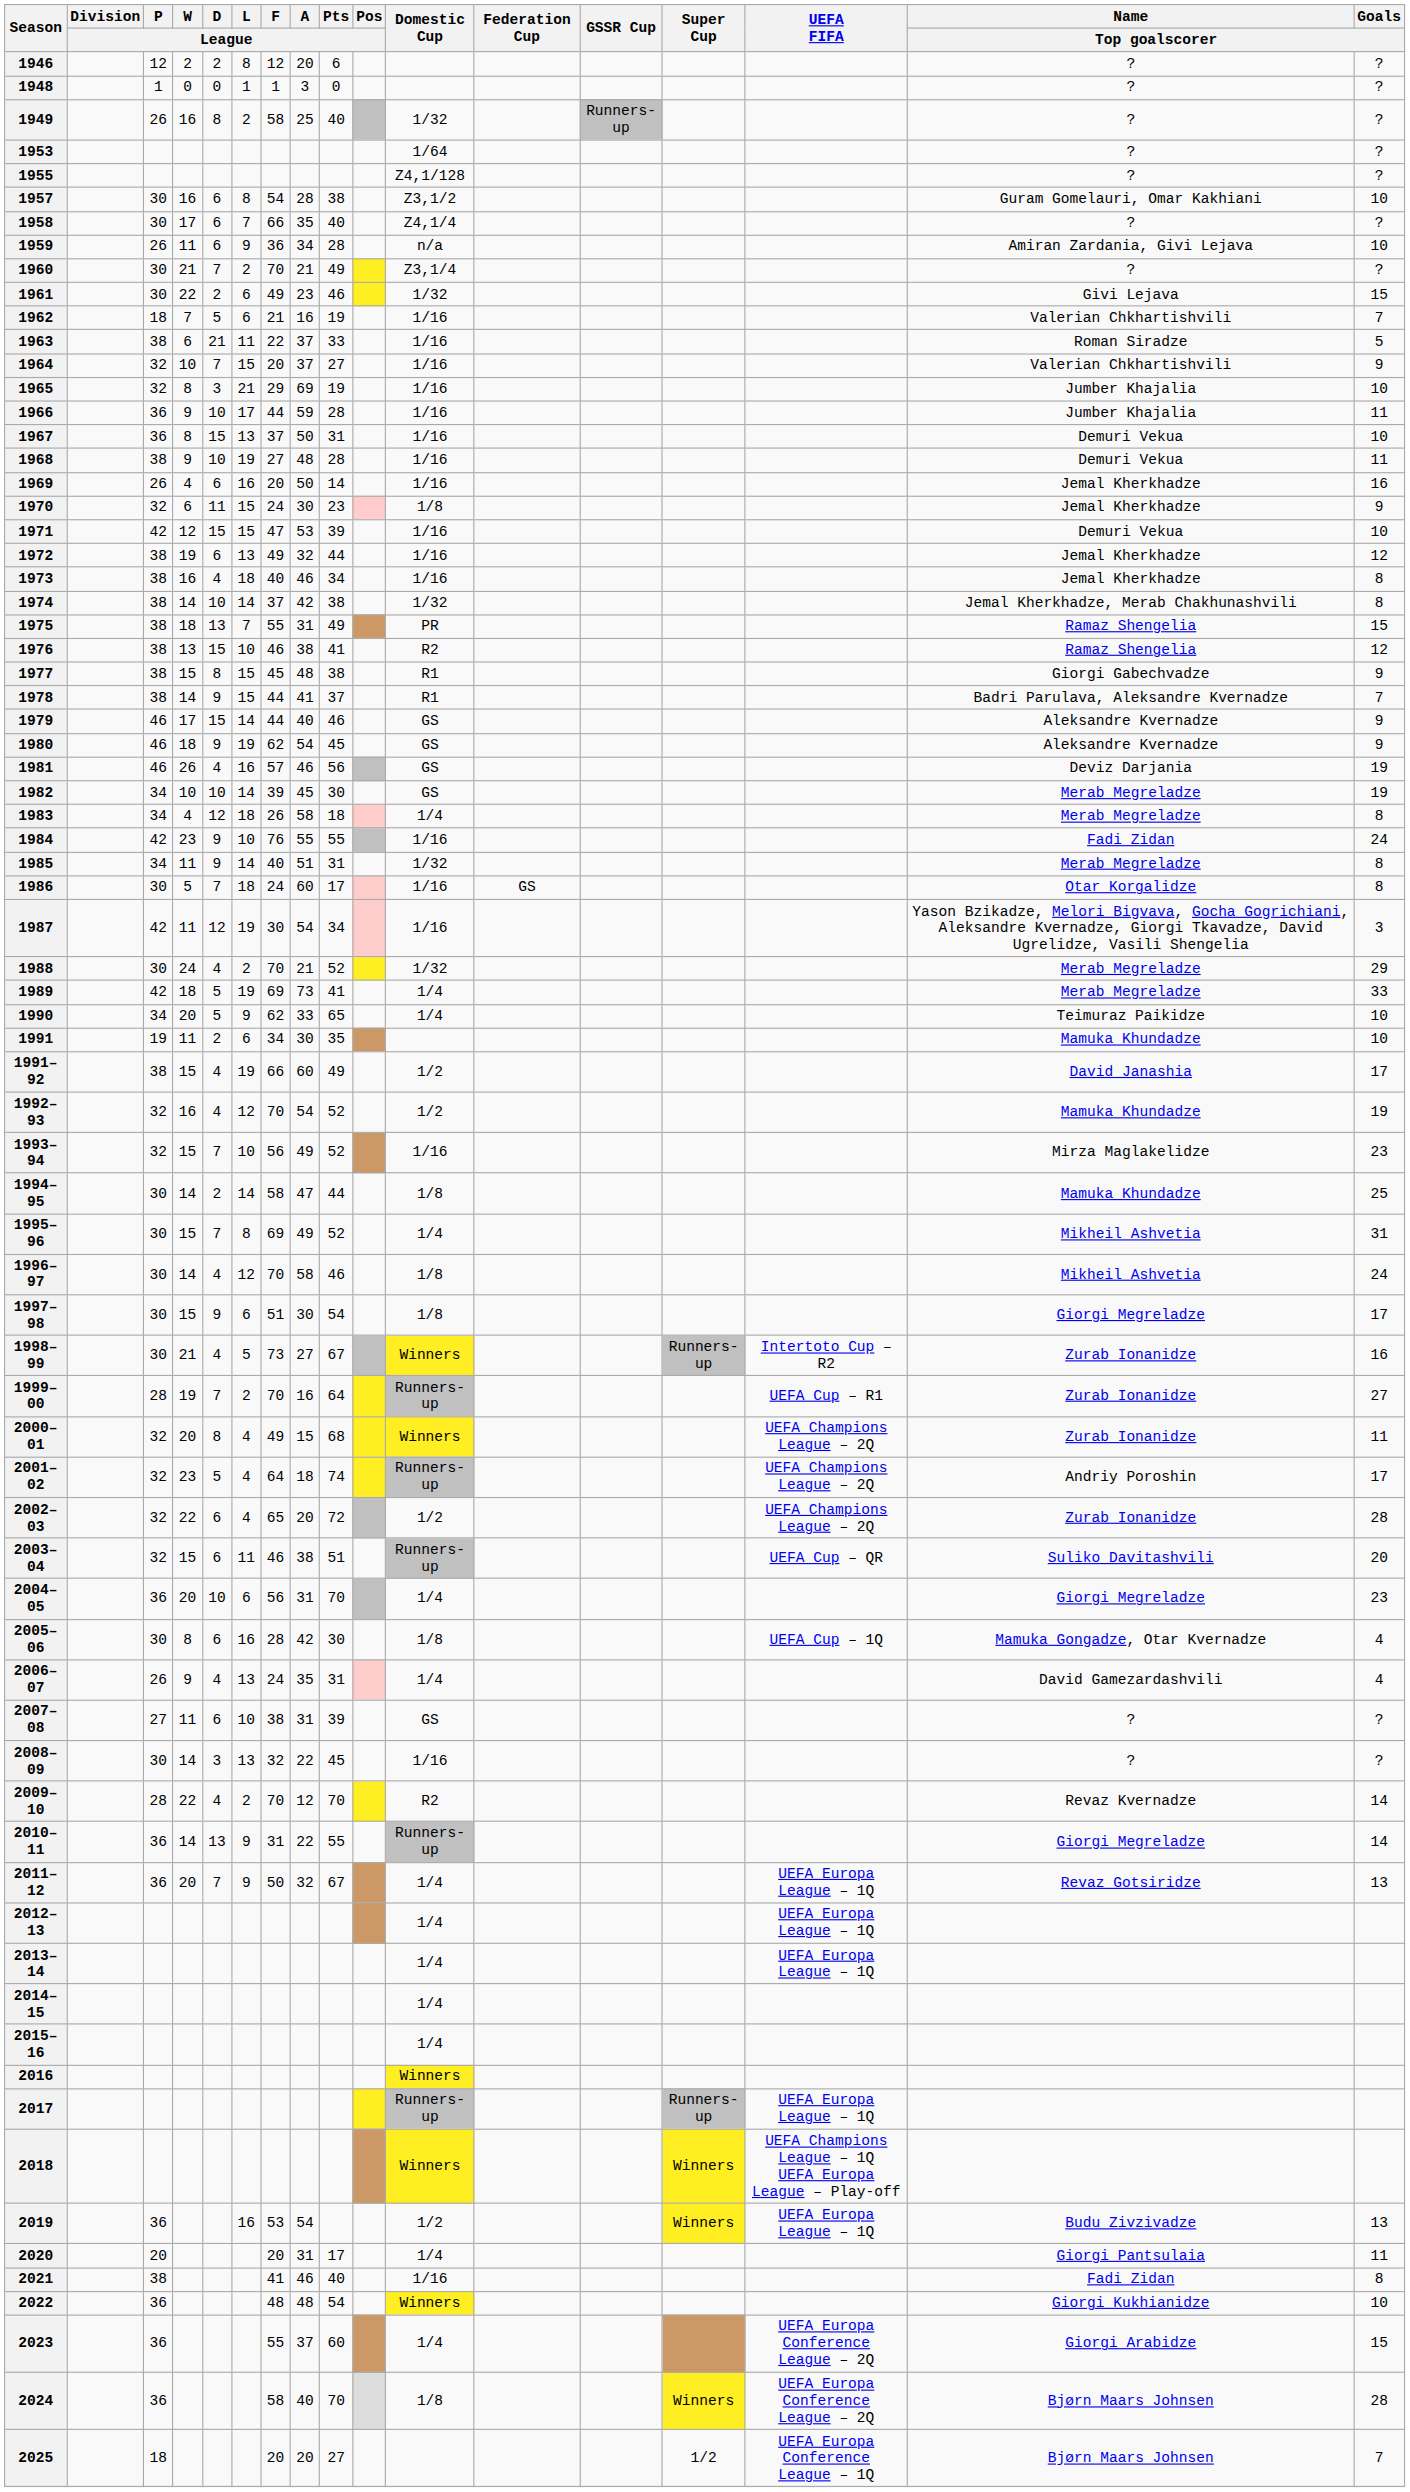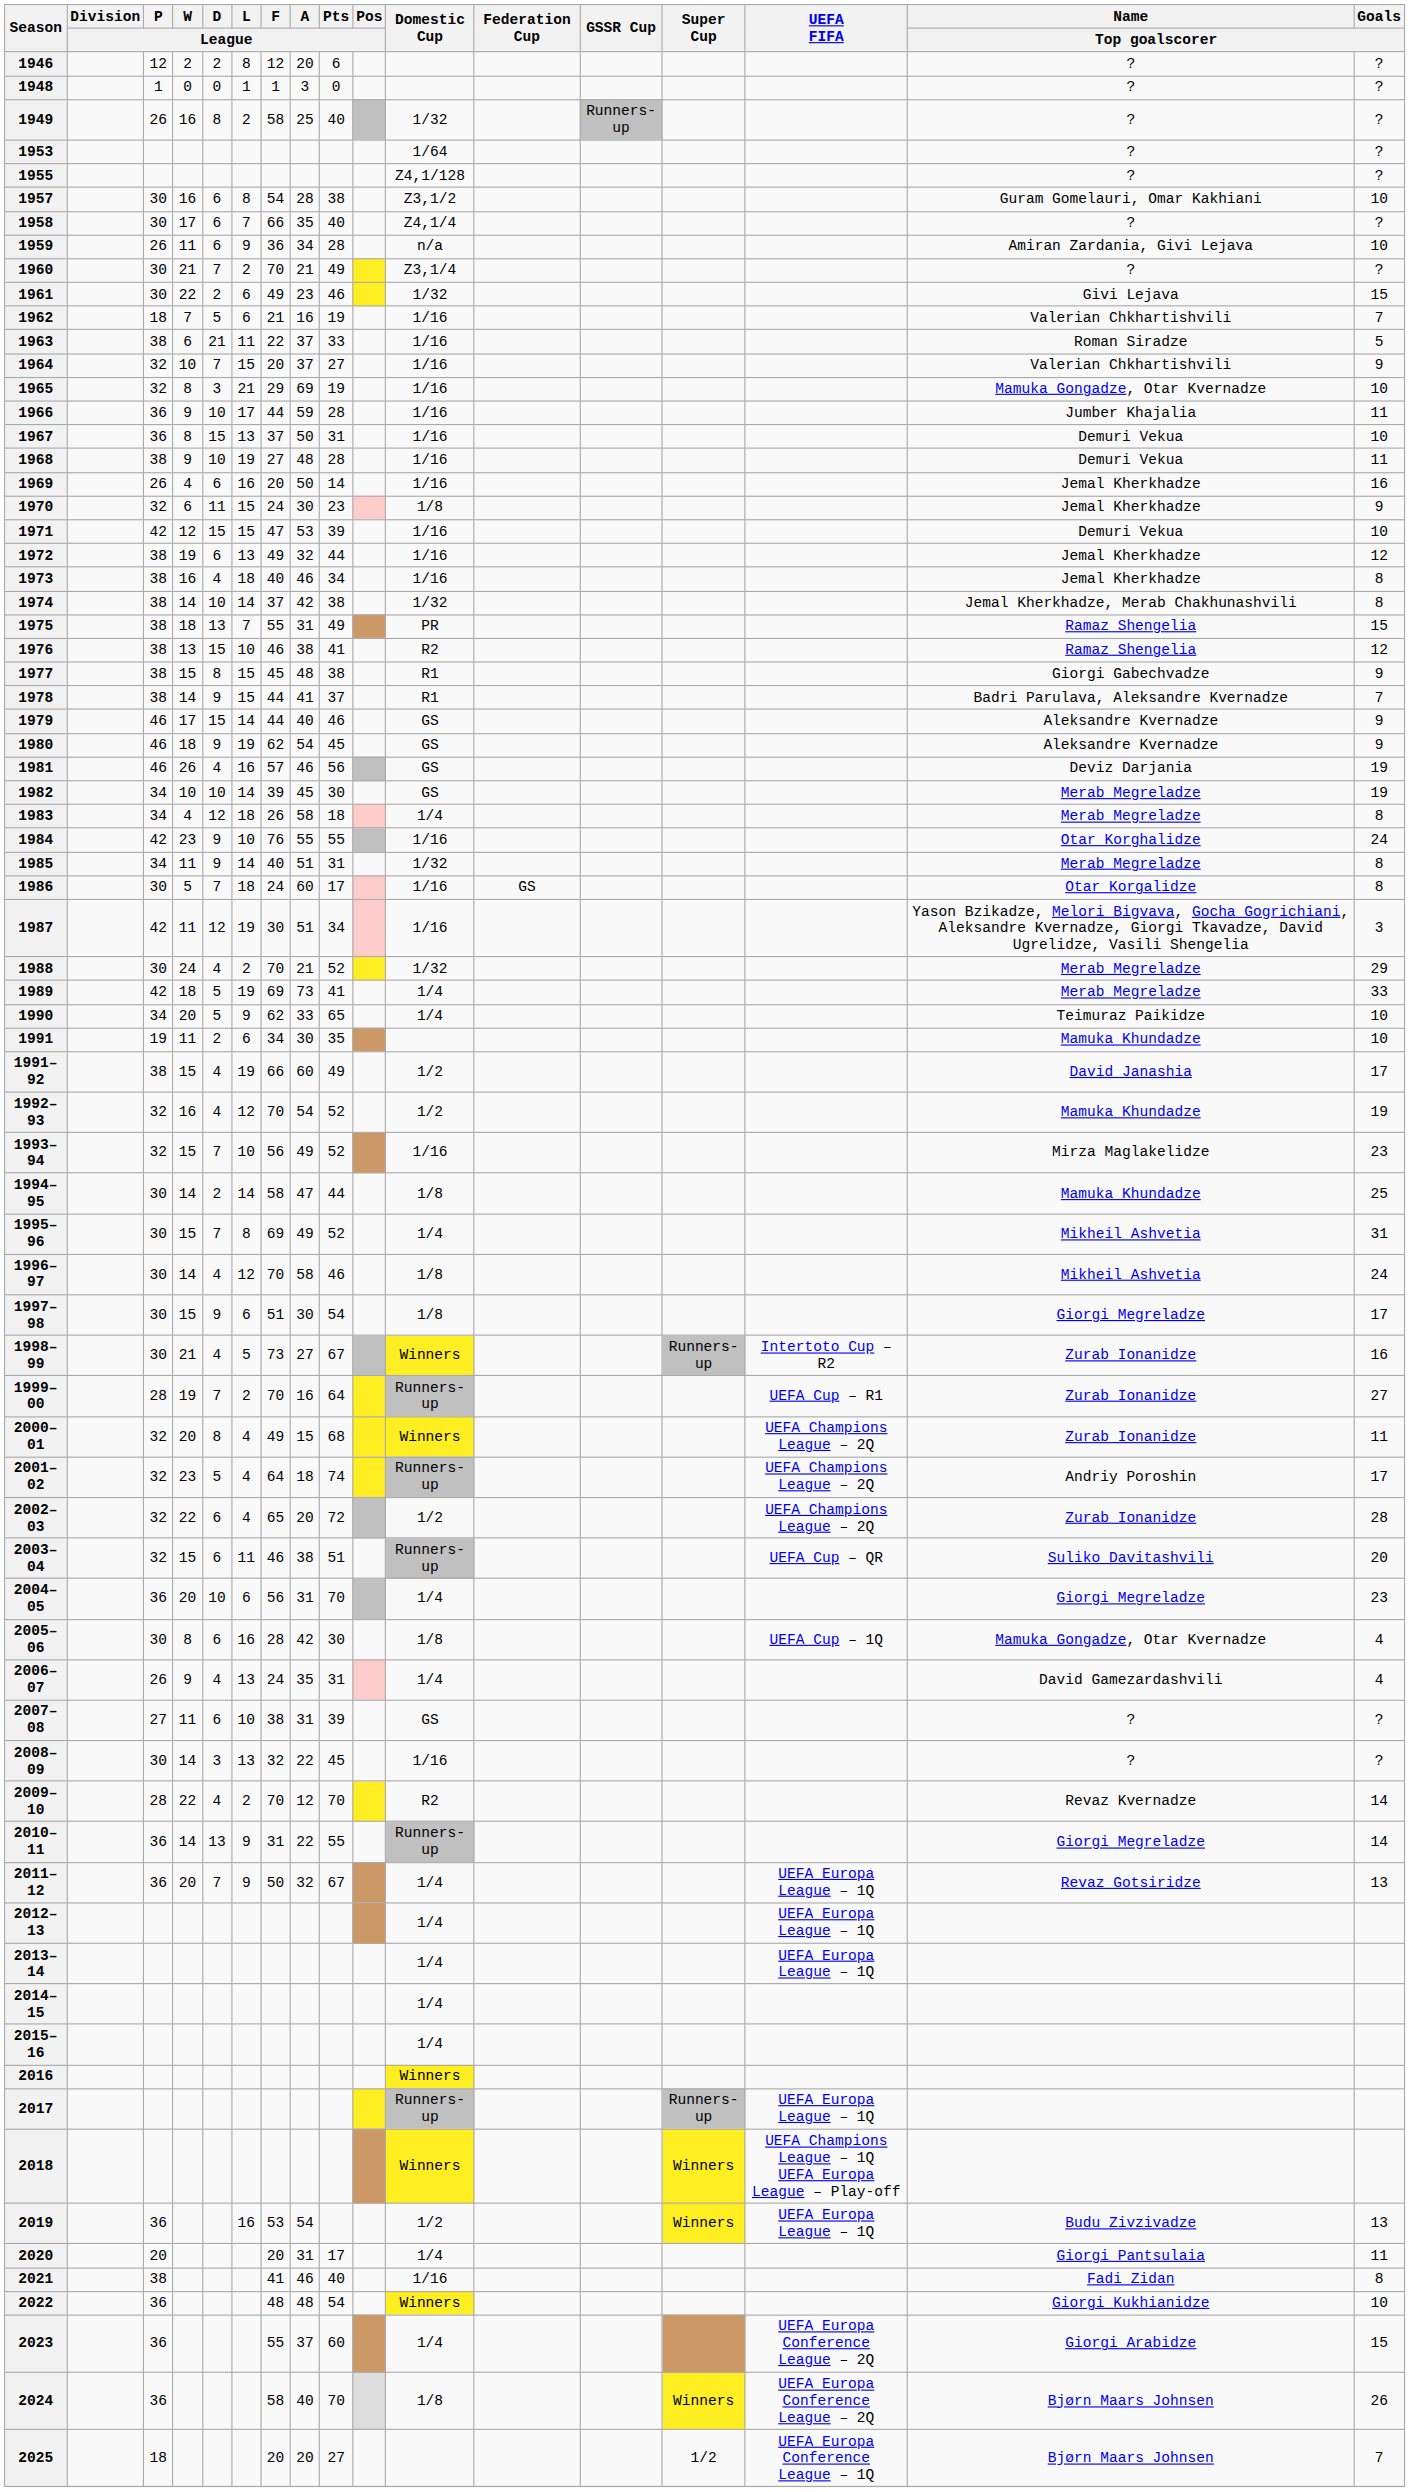(1131, 389) Jumber Khajalia -> (1131, 389) Mamuka Gongadze, Otar Kvernadze
(1131, 840) Fadi Zidan -> (1131, 840) Otar Korghalidze
(305, 928) 54 -> (305, 928) 51
(1379, 2401) 28 -> (1379, 2401) 26
